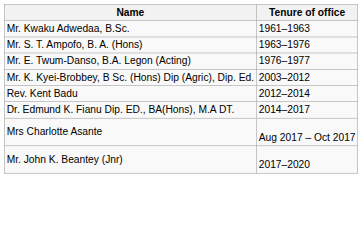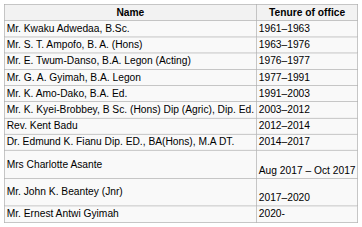+ row: (74, 77)
+ row: (67, 93)
+ row: (63, 214)
